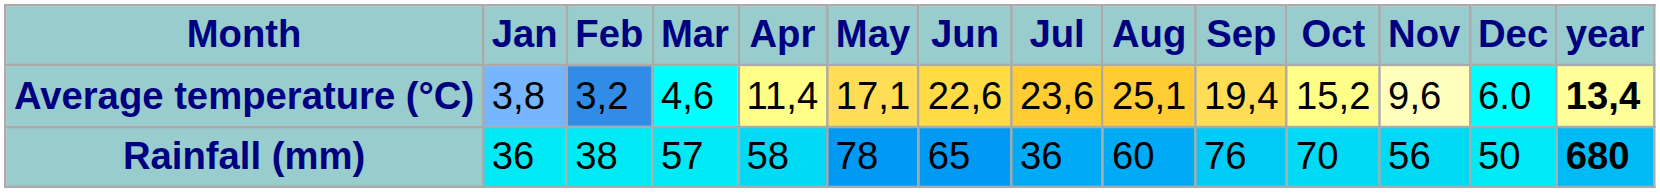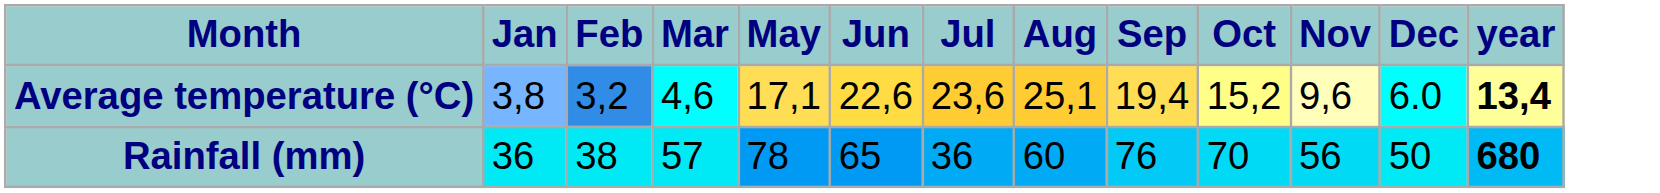- column: (782, 34)
